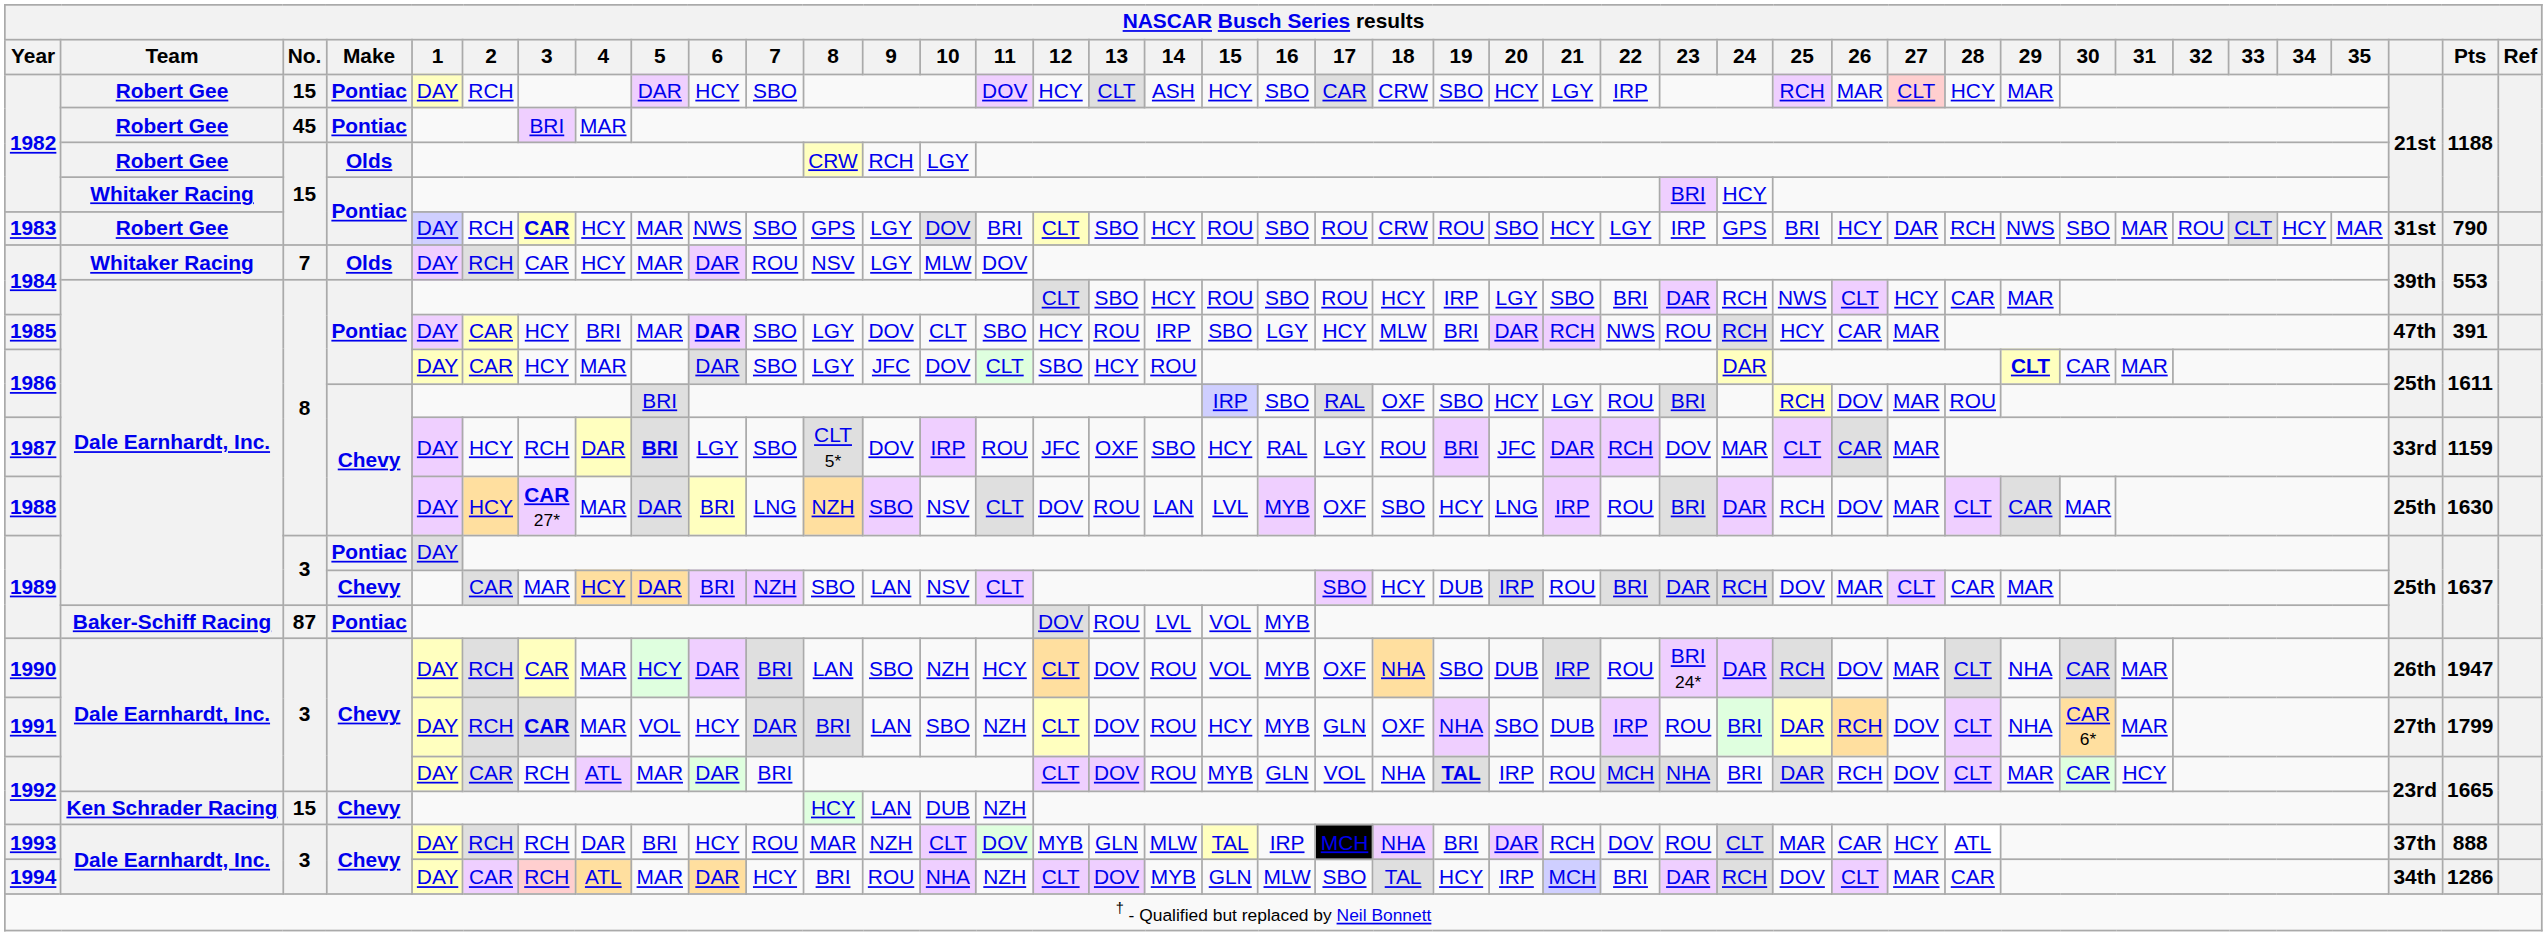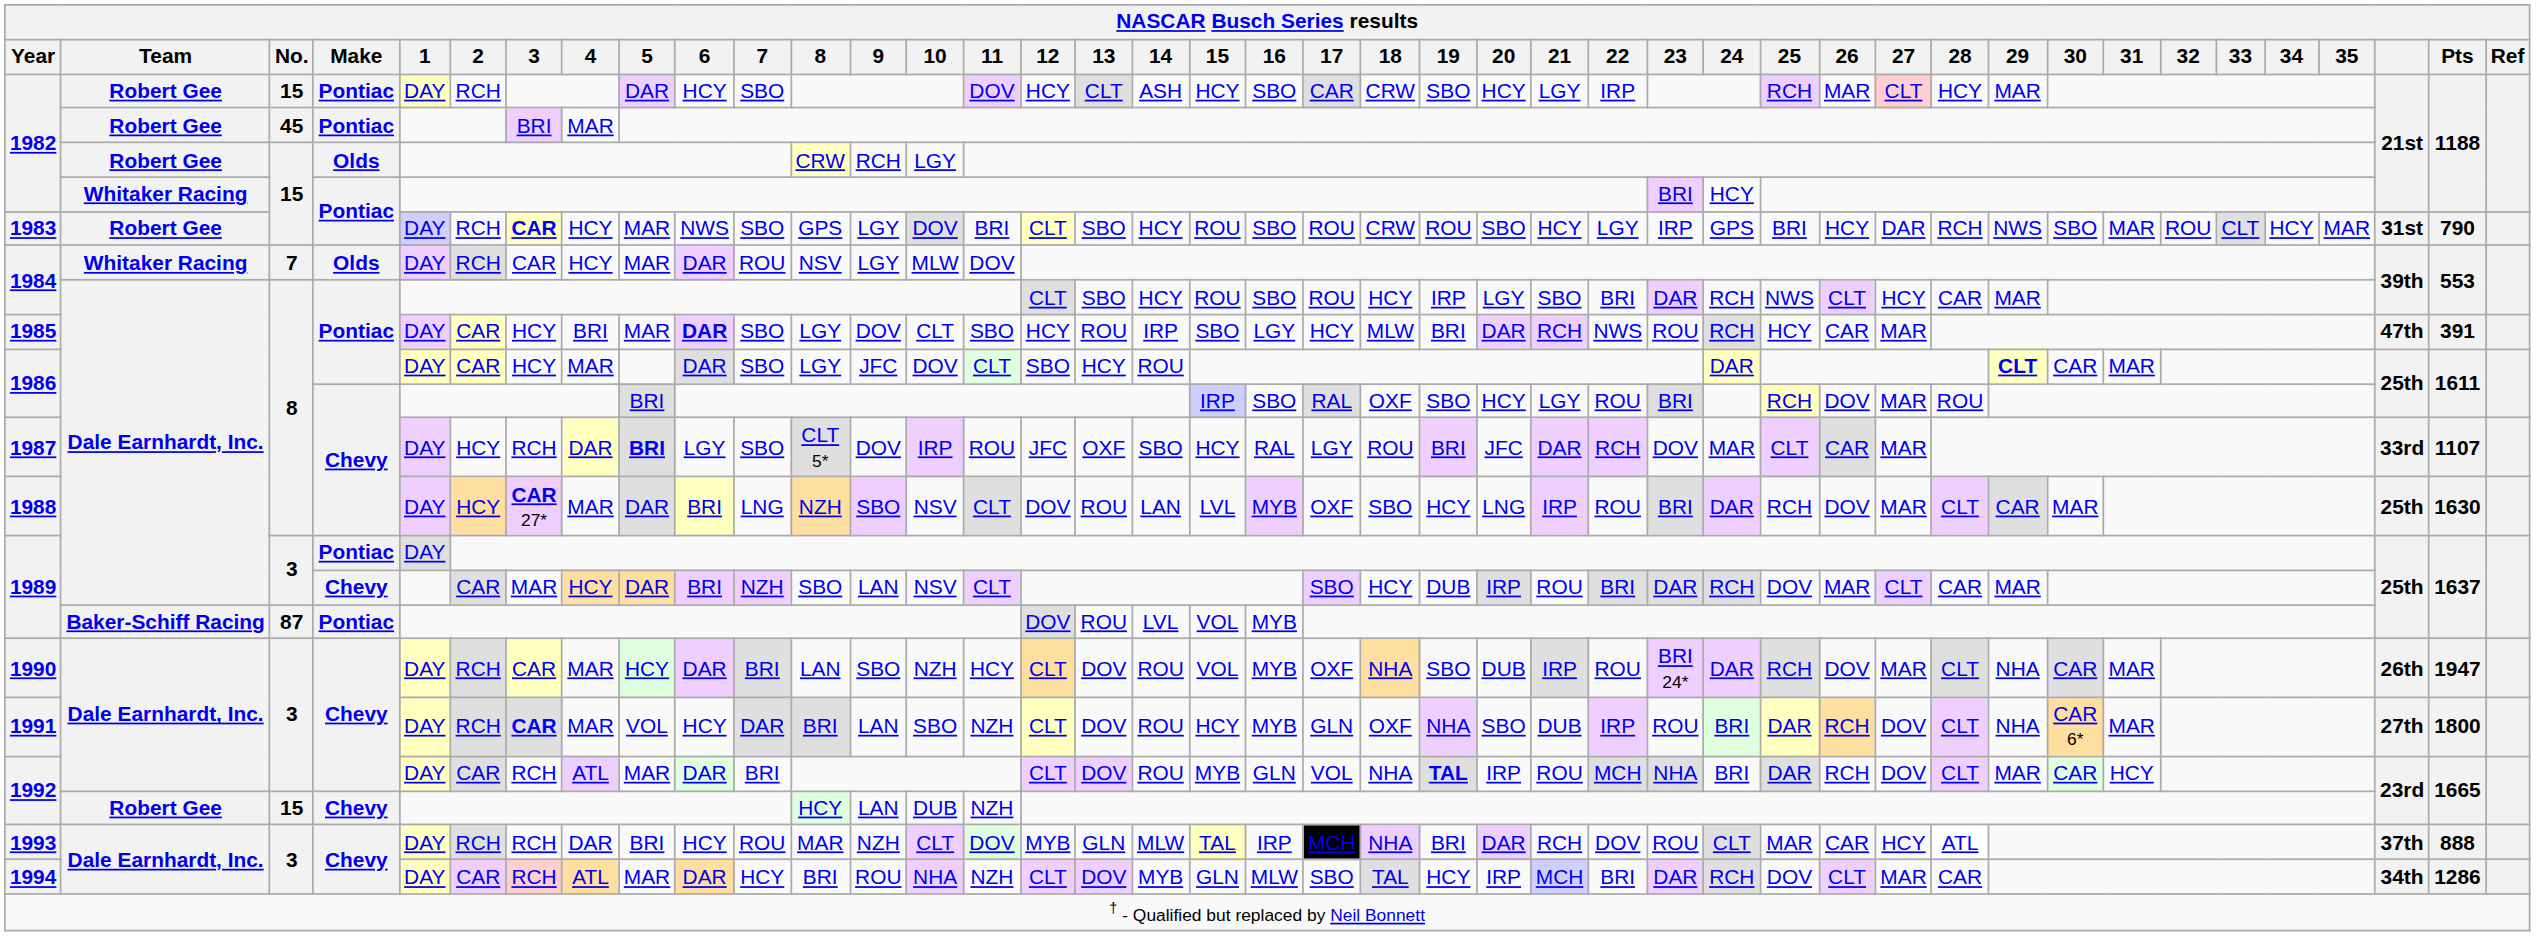(2470, 447) 1159 -> (2457, 447) 1107
(2470, 727) 1799 -> (2457, 727) 1800
(172, 808) Ken Schrader Racing -> (166, 808) Robert Gee
